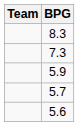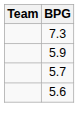- row: (58, 33)
